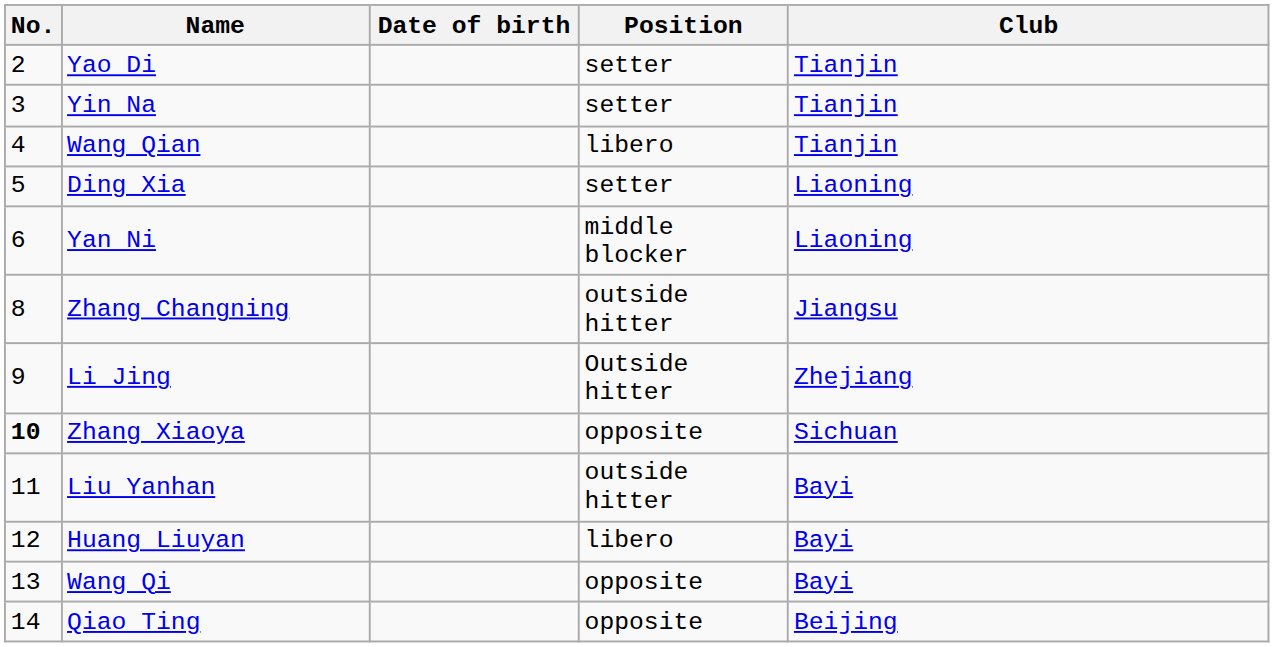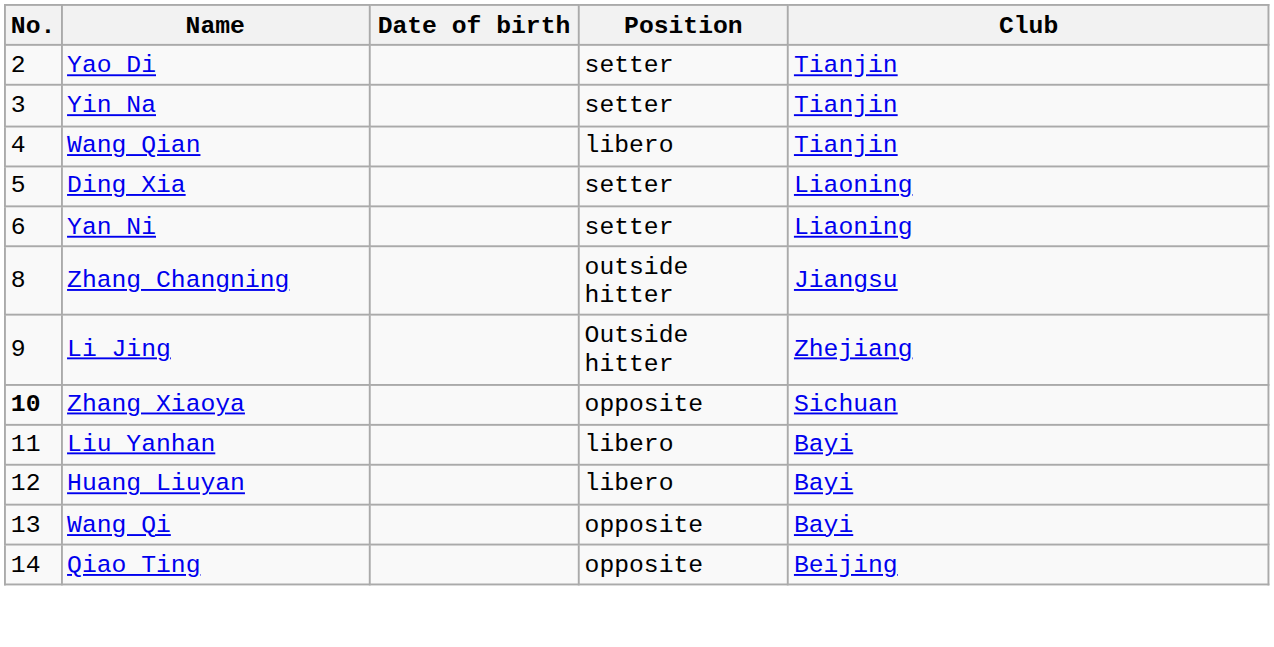(636, 241) middle blocker -> (629, 226) setter
(636, 487) outside hitter -> (629, 444) libero
